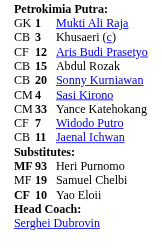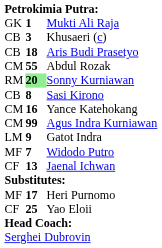(21, 52) CF -> (13, 52) CB
(41, 52) 12 -> (32, 52) 18
(22, 66) CB -> (14, 66) CM
(41, 66) 15 -> (32, 66) 55
(22, 80) CB -> (14, 80) RM
(41, 80) no background -> (32, 80) lightgreen background
(23, 94) CM -> (13, 94) CB
(38, 94) 4 -> (29, 94) 8
(41, 109) 33 -> (32, 109) 16
+ row: (102, 123)
+ row: (74, 137)
(21, 123) CF -> (13, 152) MF
(22, 137) CB -> (12, 166) CF
(41, 137) 11 -> (32, 166) 13
(23, 166) bold -> (13, 194) normal
(41, 166) 93 -> (32, 194) 17
- row: (92, 180)
(22, 194) bold -> (12, 209) normal
(41, 194) 10 -> (32, 209) 25
